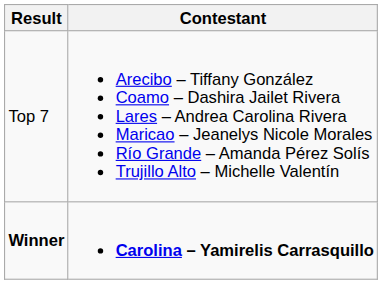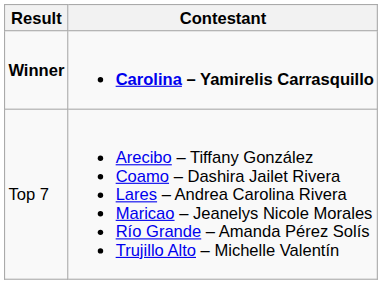rows swapped: (36, 240) <-> (29, 116)
